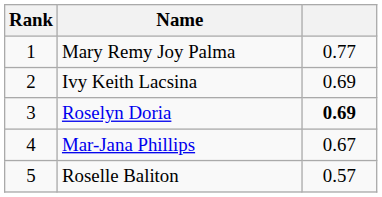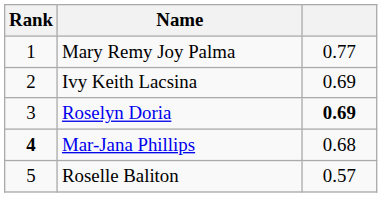(31, 144) normal -> (31, 144) bold
(339, 144) 0.67 -> (339, 144) 0.68
